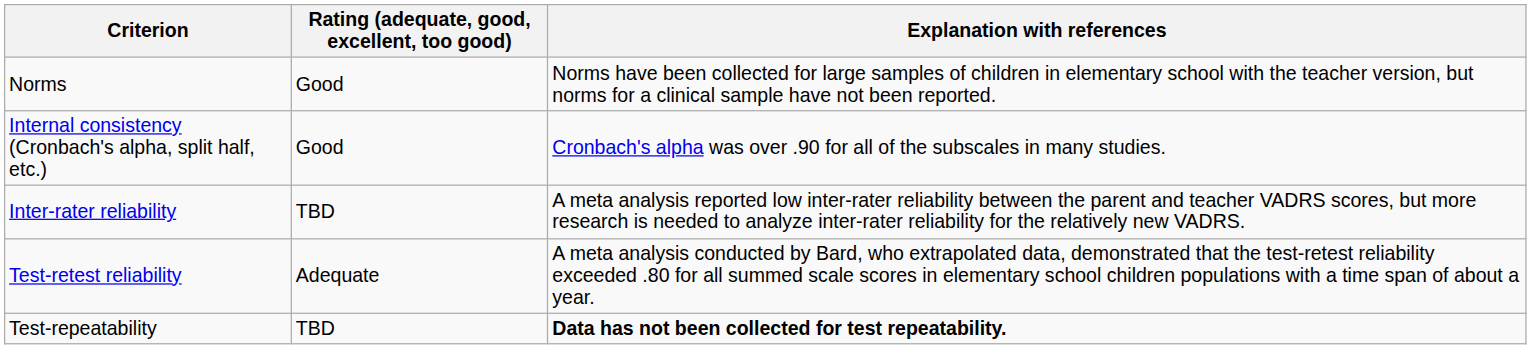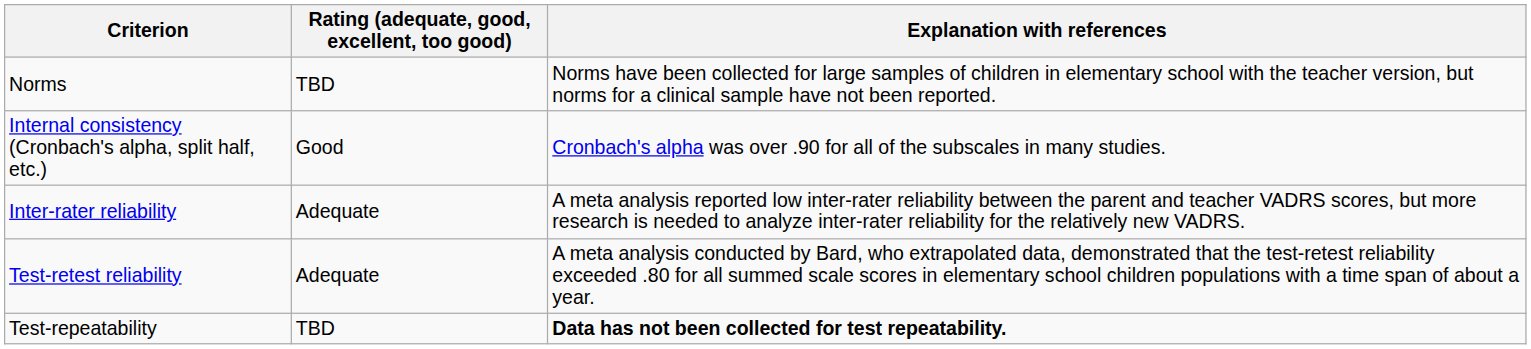(320, 83) Good -> (315, 83) TBD
(315, 211) TBD -> (338, 211) Adequate
